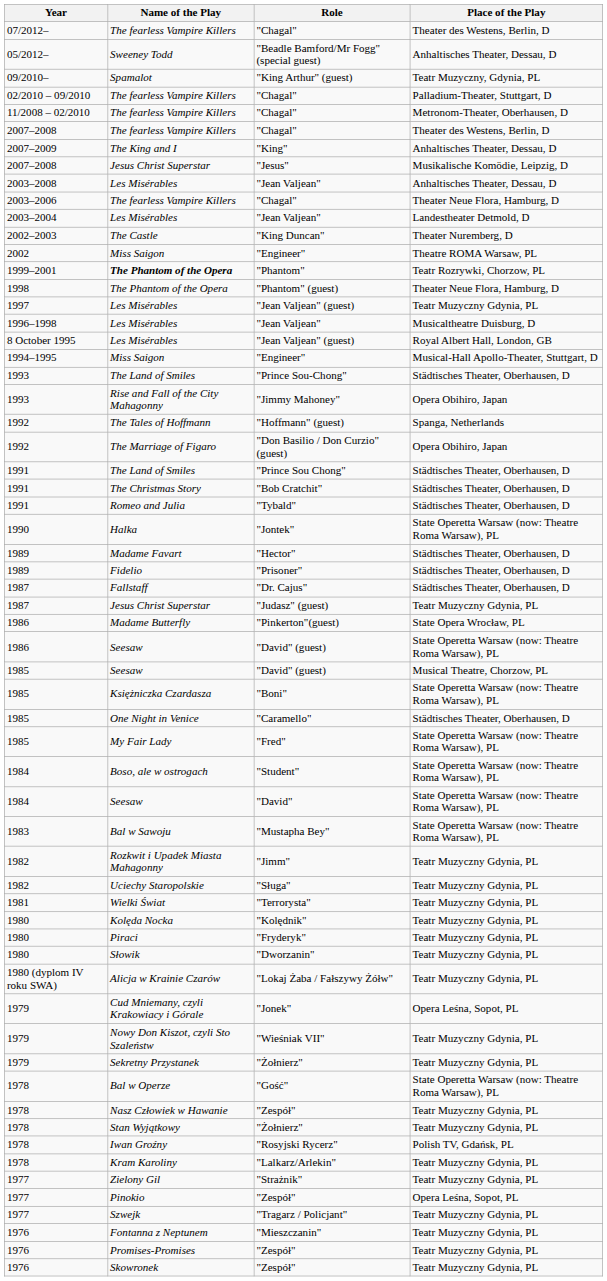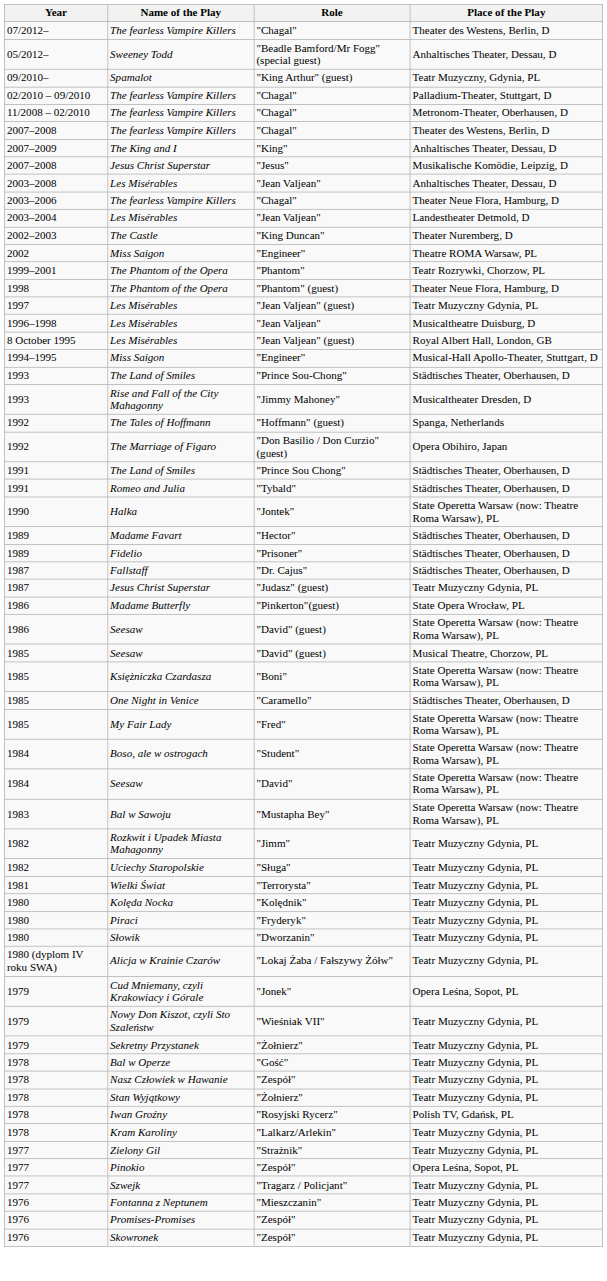(171, 270) bold -> (169, 270) normal
(460, 399) Opera Obihiro, Japan -> (472, 399) Musicaltheater Dresden, D
- row: (18, 488)
(495, 1086) State Operetta Warsaw (now: Theatre Roma Warsaw), PL -> (475, 1062) Teatr Muzyczny Gdynia, PL
